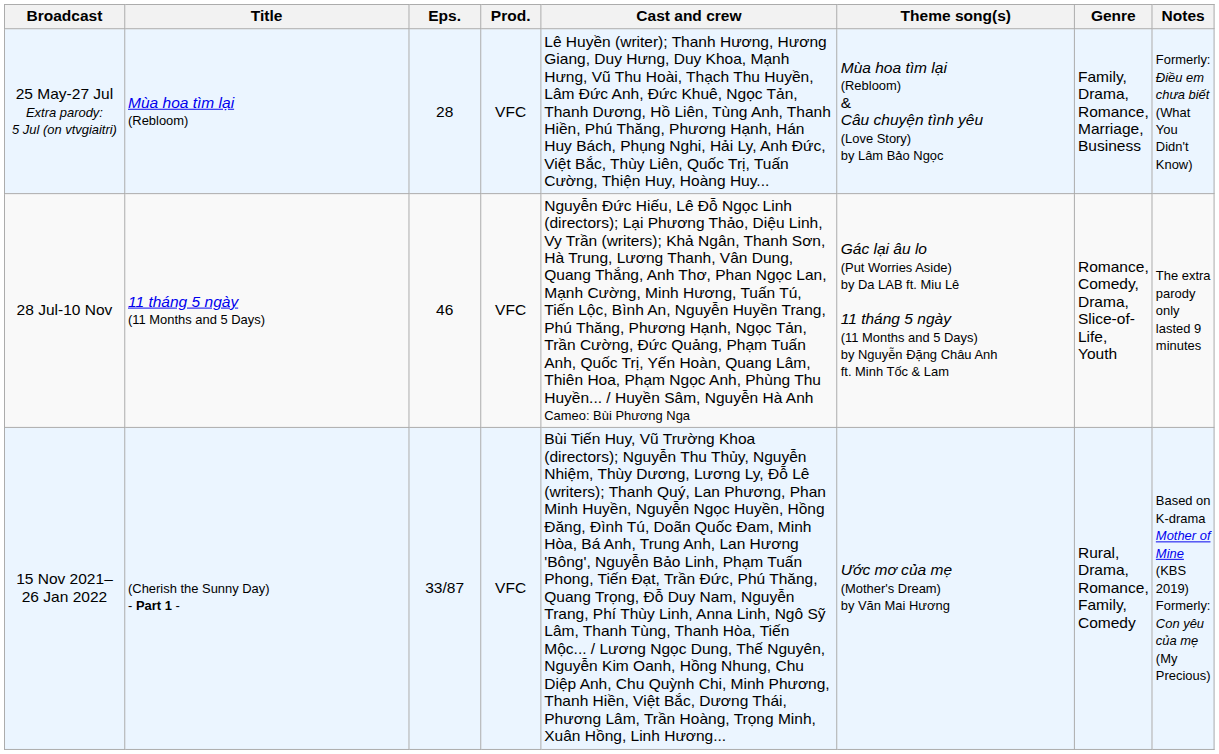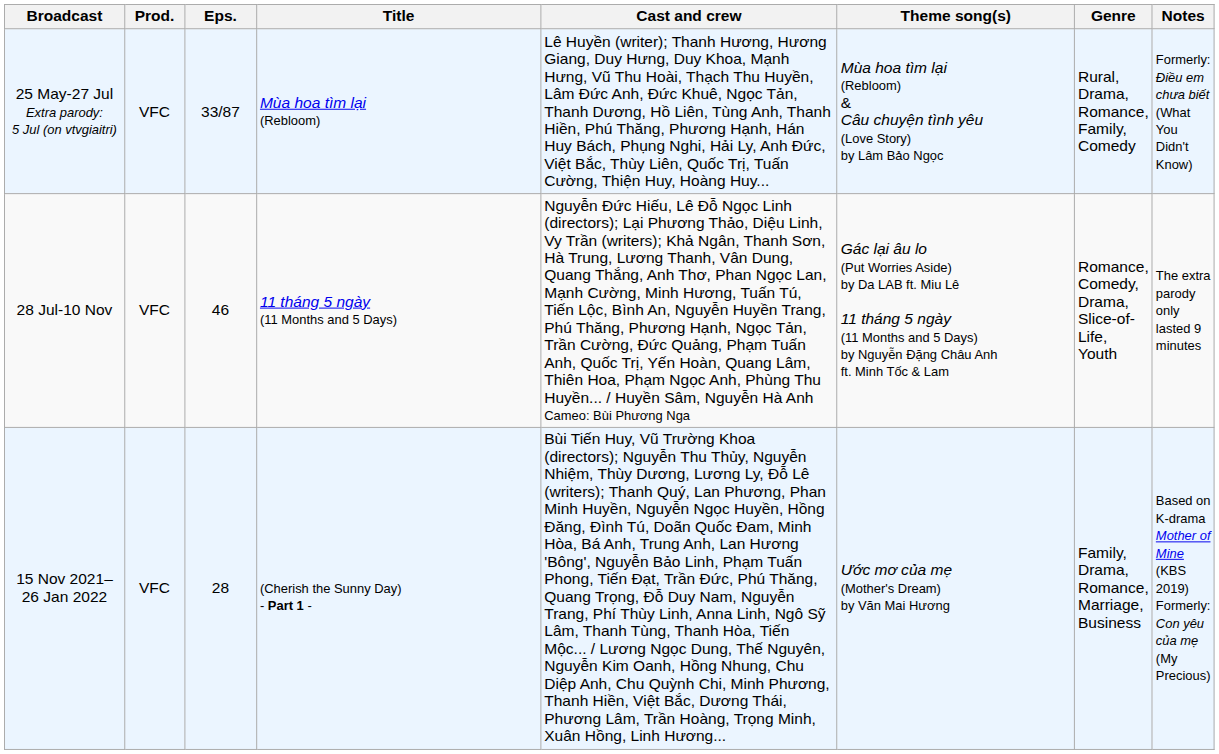columns swapped: (267, 16) <-> (511, 16)
(445, 111) 28 -> (220, 111) 33/87
(1113, 111) Family, Drama, Romance, Marriage, Business -> (1113, 111) Rural, Drama, Romance, Family, Comedy
(445, 588) 33/87 -> (220, 588) 28
(1113, 588) Rural, Drama, Romance, Family, Comedy -> (1113, 588) Family, Drama, Romance, Marriage, Business
